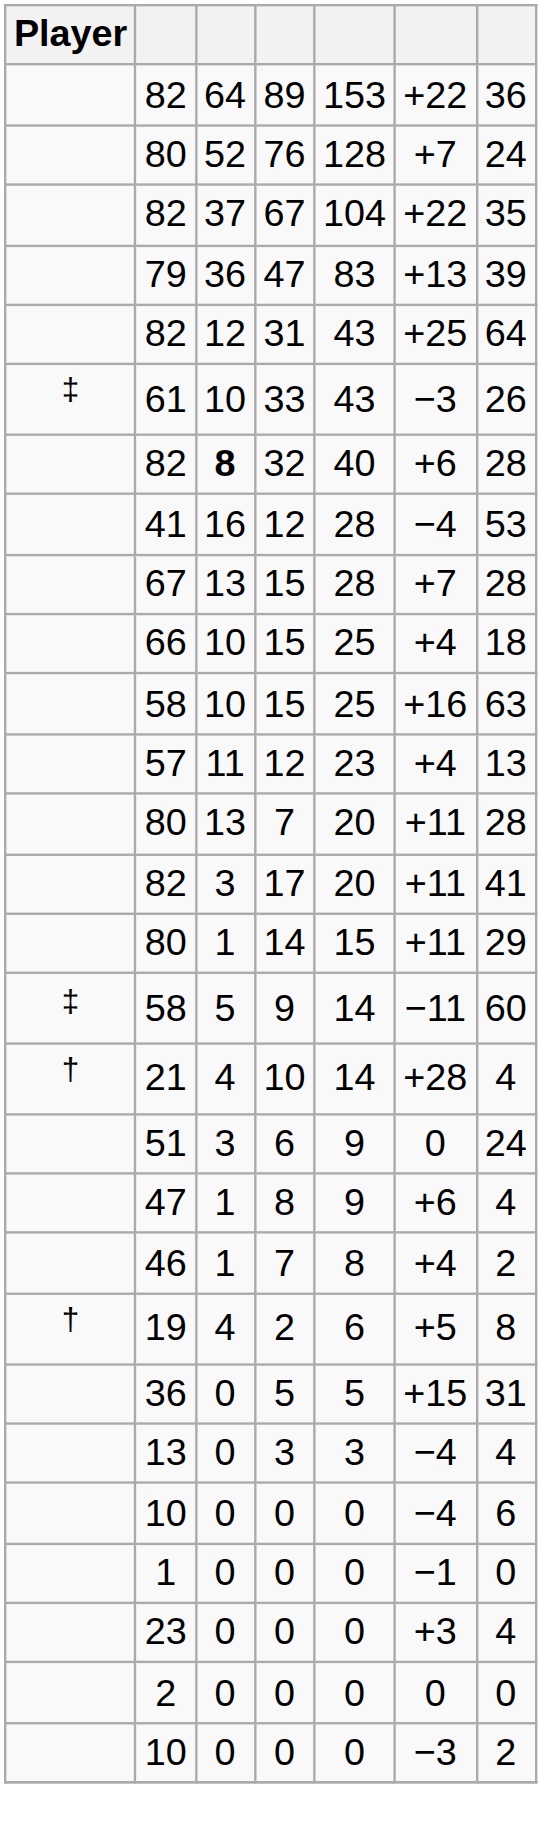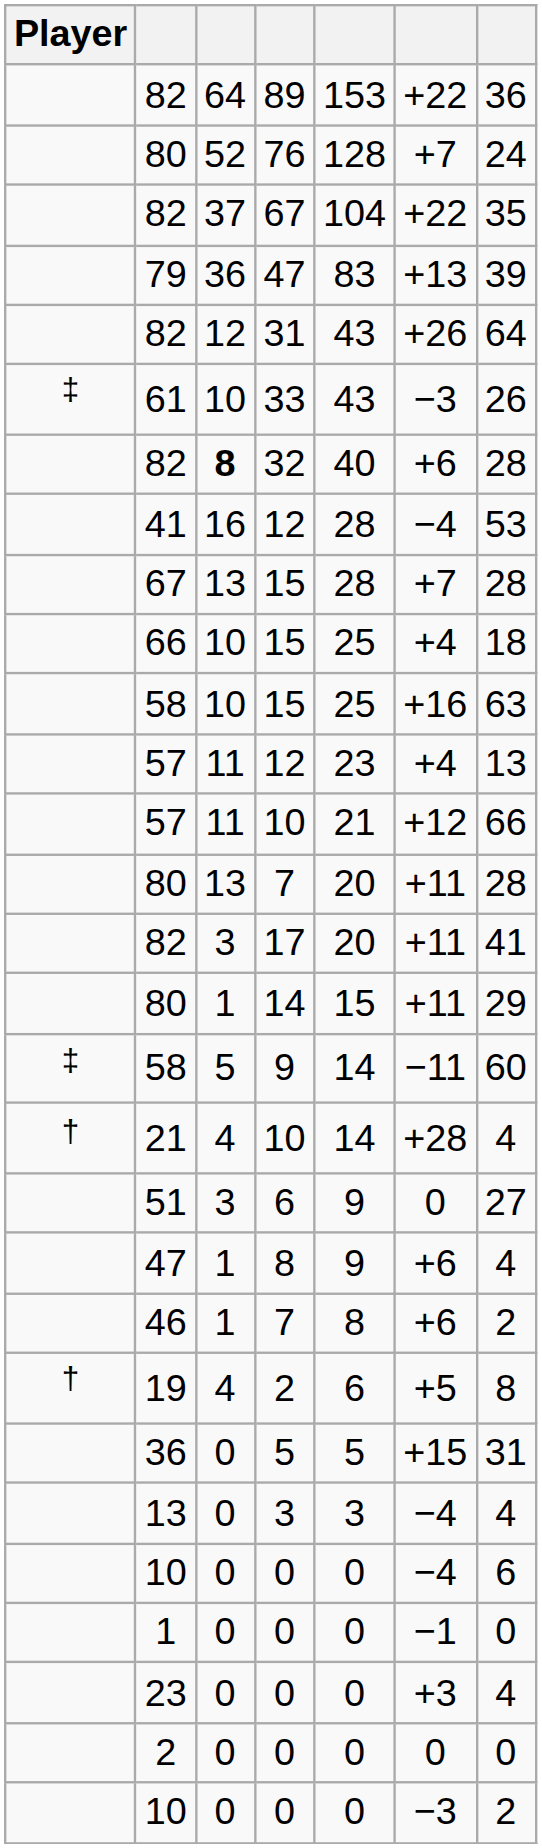(435, 333) +25 -> (435, 333) +26
+ row: (166, 823)
(506, 1143) 24 -> (506, 1202) 27
(435, 1262) +4 -> (435, 1322) +6
